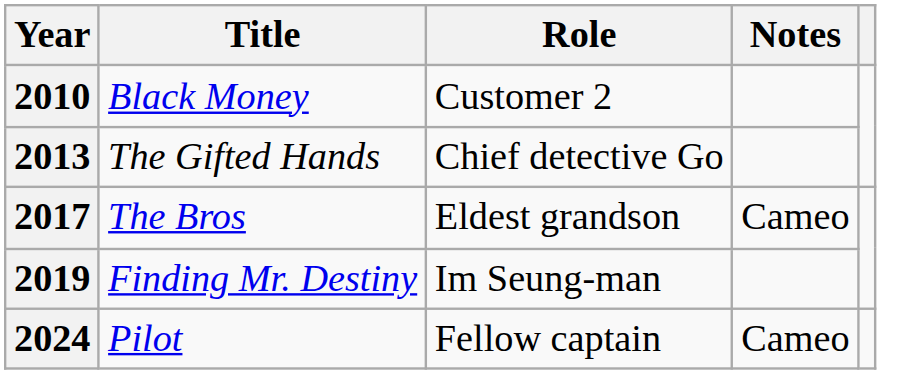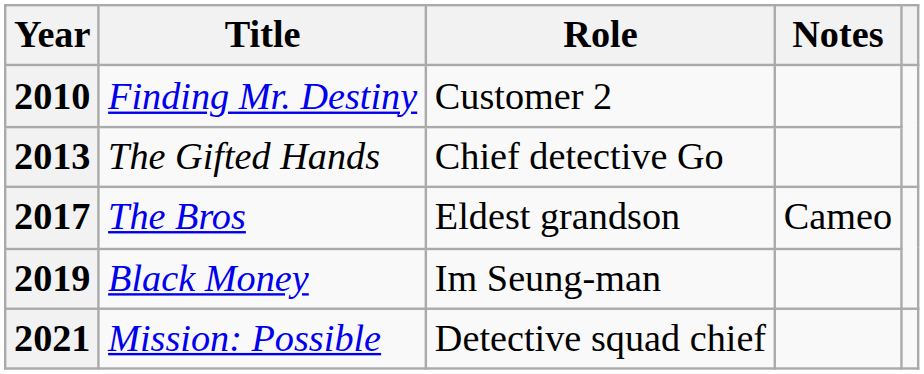(208, 95) Black Money -> (263, 95) Finding Mr. Destiny
(263, 277) Finding Mr. Destiny -> (208, 277) Black Money
+ row: (52, 338)
- row: (52, 338)
